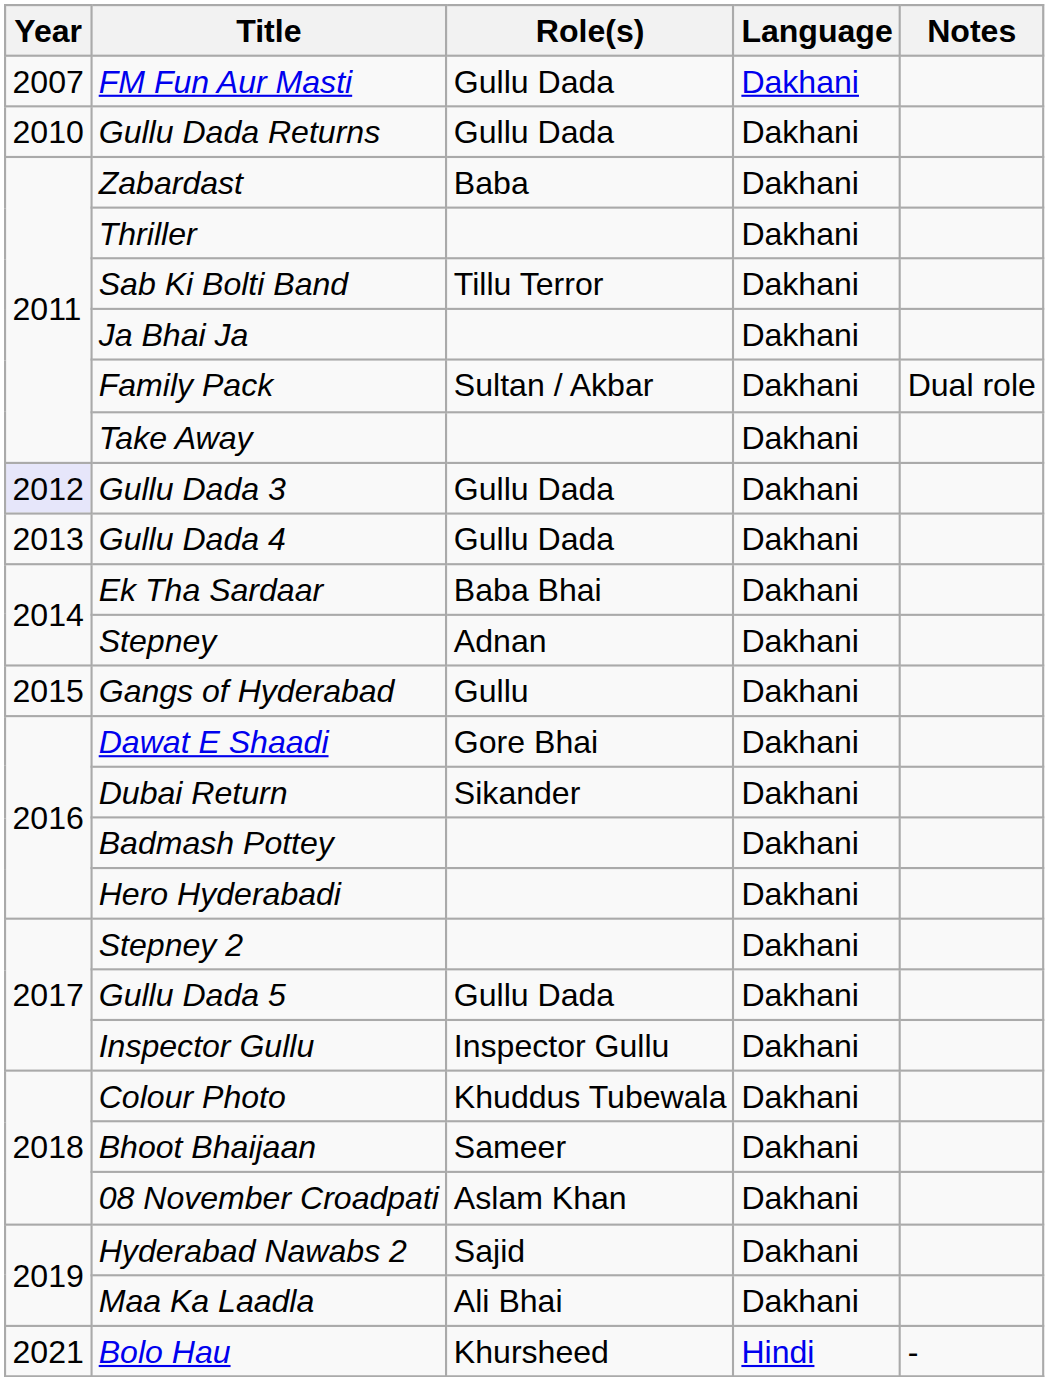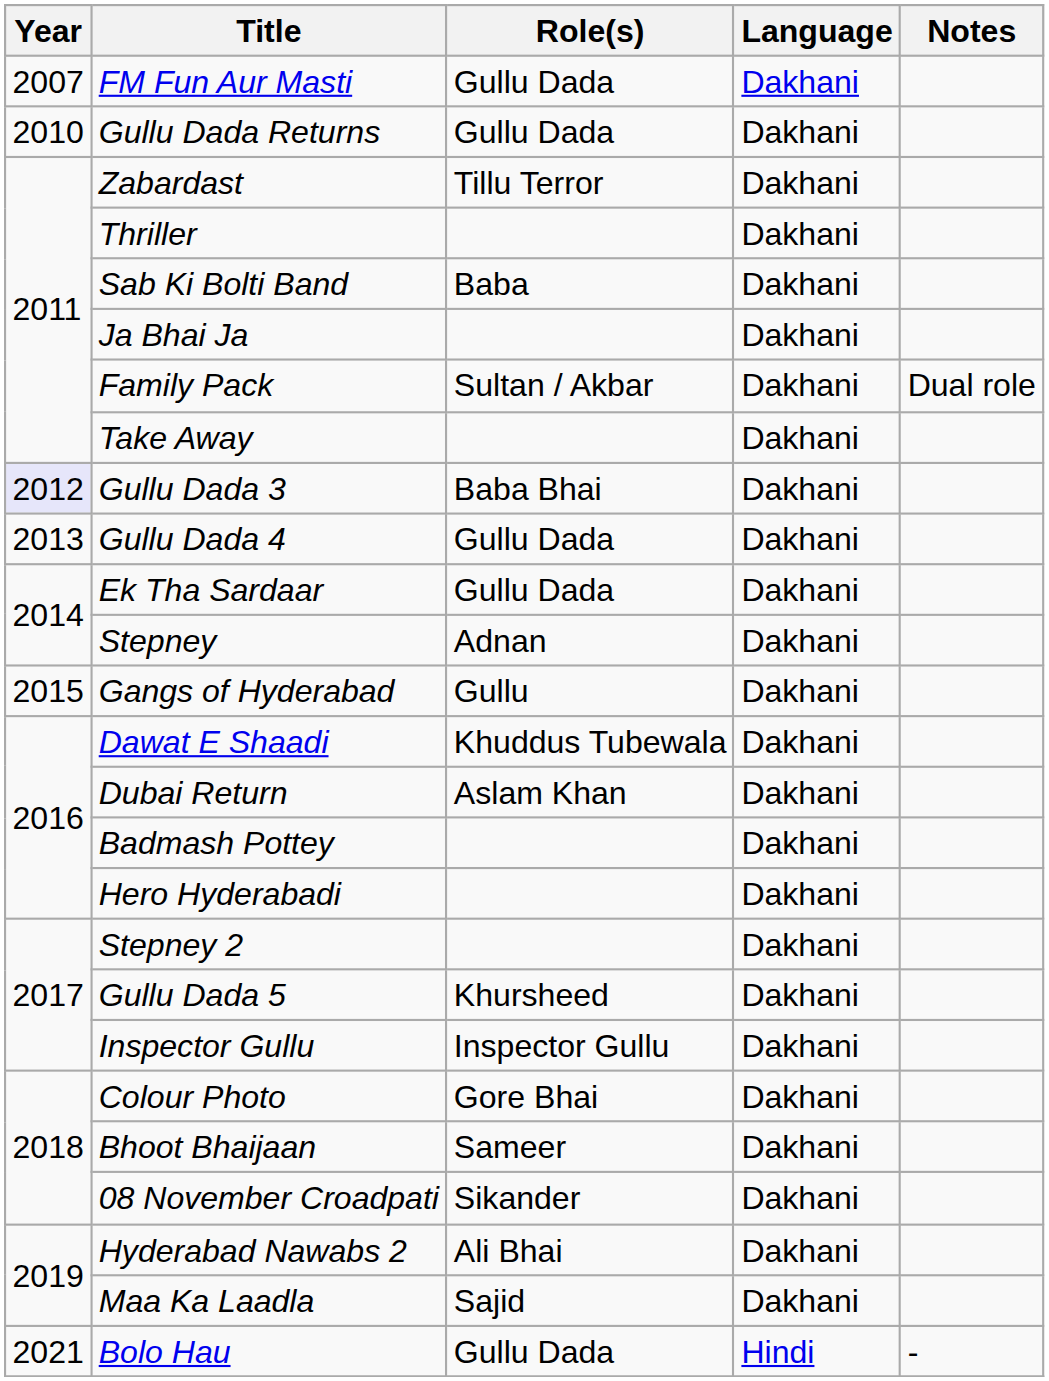(491, 183) Baba -> (529, 183) Tillu Terror
(529, 284) Tillu Terror -> (491, 284) Baba
(534, 488) Gullu Dada -> (528, 488) Baba Bhai
(528, 589) Baba Bhai -> (534, 589) Gullu Dada
(526, 741) Gore Bhai -> (590, 741) Khuddus Tubewala
(517, 792) Sikander -> (540, 792) Aslam Khan
(534, 995) Gullu Dada -> (531, 995) Khursheed
(590, 1097) Khuddus Tubewala -> (526, 1097) Gore Bhai
(540, 1198) Aslam Khan -> (517, 1198) Sikander
(489, 1249) Sajid -> (508, 1249) Ali Bhai
(508, 1300) Ali Bhai -> (489, 1300) Sajid
(531, 1351) Khursheed -> (534, 1351) Gullu Dada
